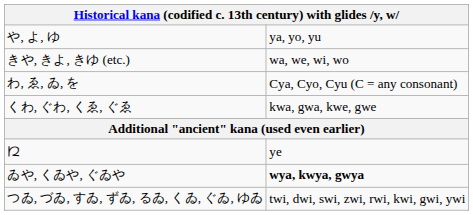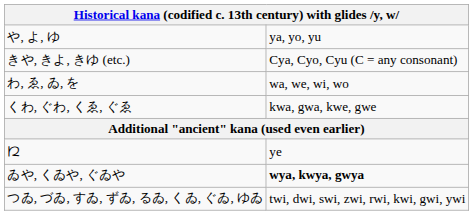(309, 60) wa, we, wi, wo -> (363, 60) Cya, Cyo, Cyu (C = any consonant)
(363, 83) Cya, Cyo, Cyu (C = any consonant) -> (309, 83) wa, we, wi, wo
